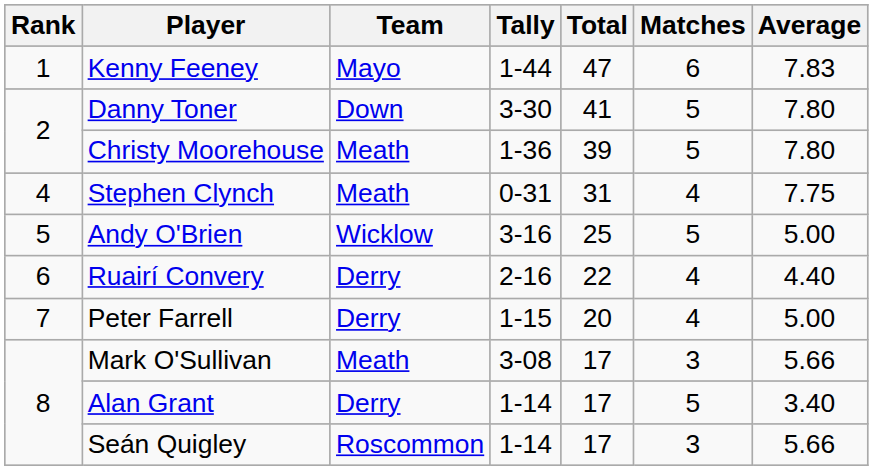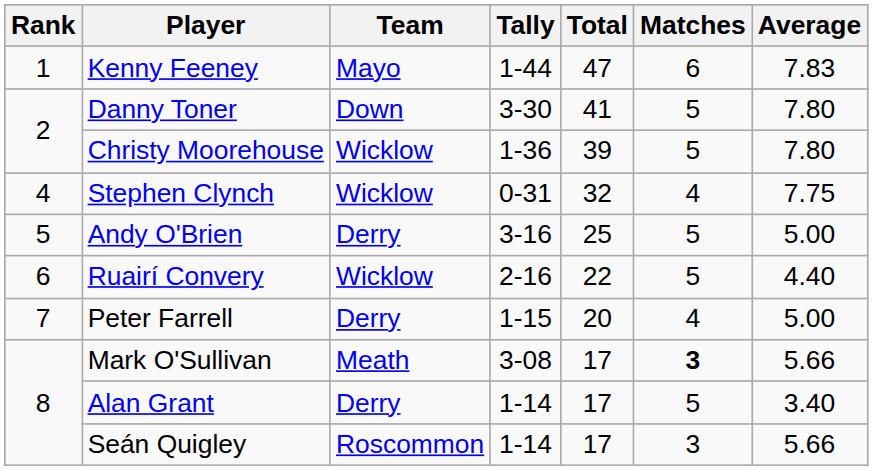(373, 151) Meath -> (384, 151) Wicklow
(373, 192) Meath -> (384, 192) Wicklow
(597, 192) 31 -> (597, 192) 32
(384, 234) Wicklow -> (368, 234) Derry
(368, 276) Derry -> (384, 276) Wicklow
(693, 276) 4 -> (693, 276) 5
(693, 360) normal -> (693, 360) bold
